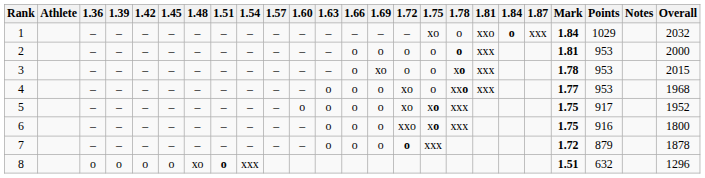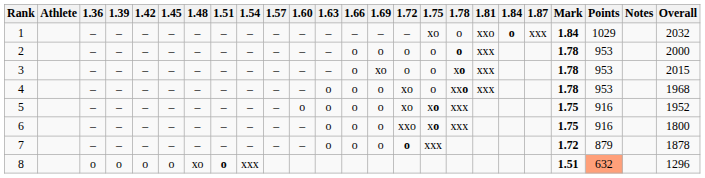(568, 51) 1.81 -> (568, 51) 1.78
(568, 88) 1.77 -> (568, 88) 1.78
(604, 107) 917 -> (604, 107) 916
(604, 164) no background -> (604, 164) lightsalmon background
